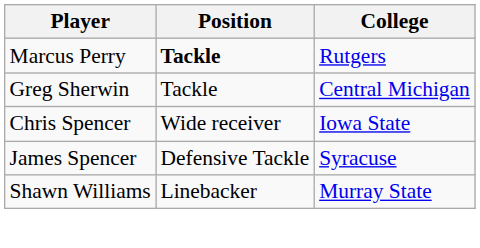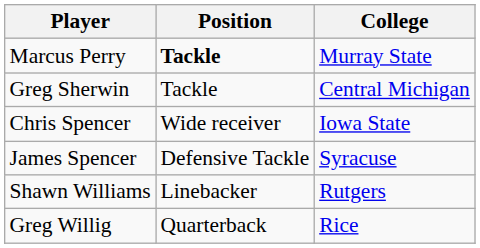(353, 55) Rutgers -> (375, 55) Murray State
(375, 191) Murray State -> (353, 191) Rutgers
+ row: (60, 225)
